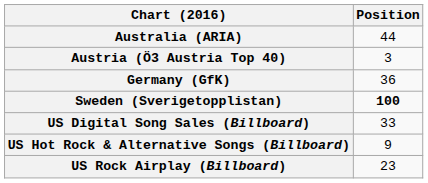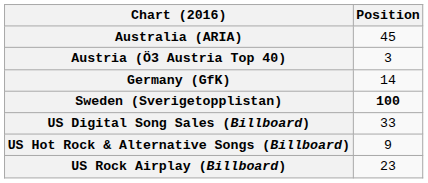(388, 37) 44 -> (388, 37) 45
(388, 80) 36 -> (388, 80) 14
